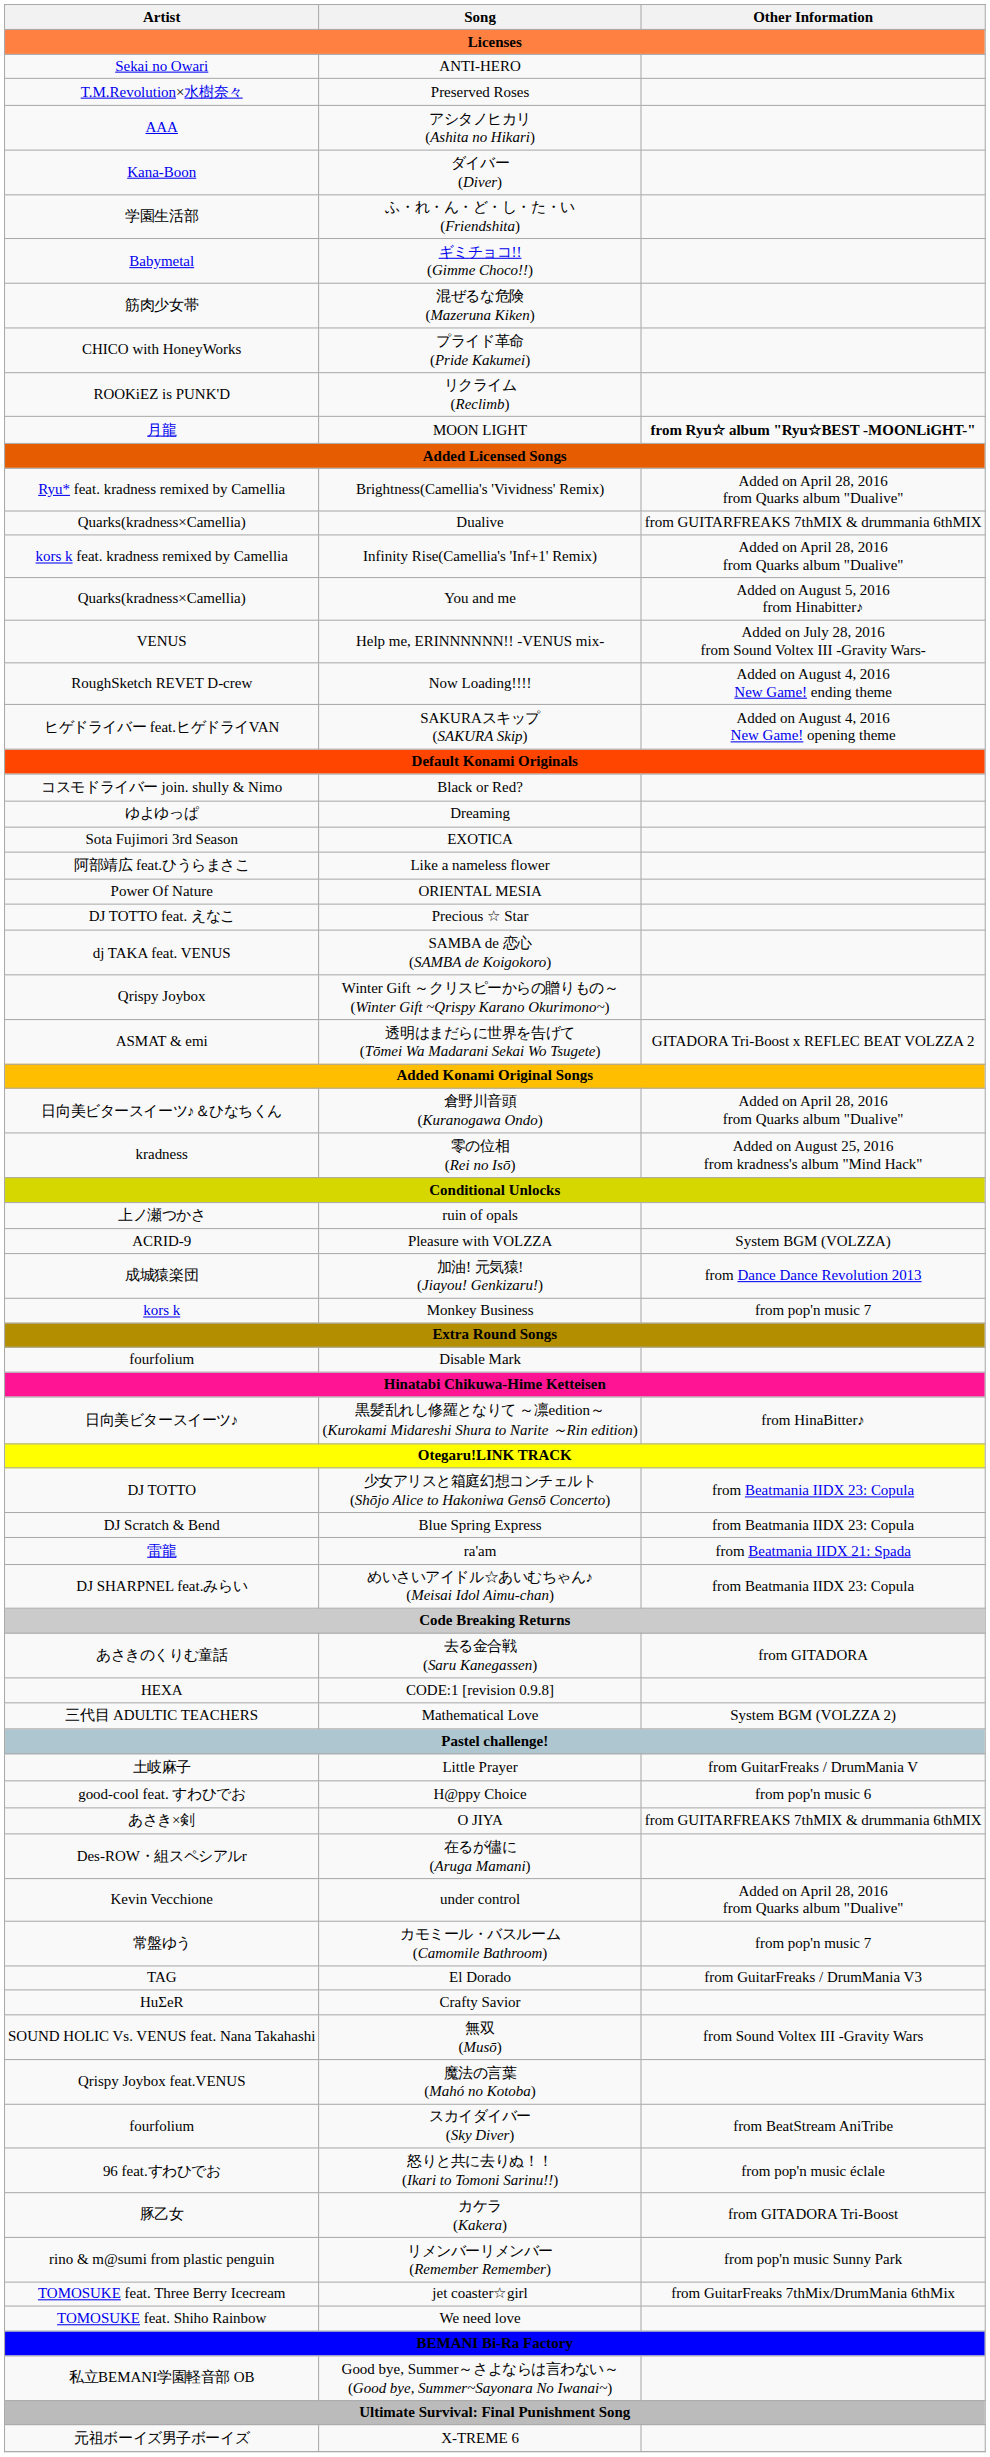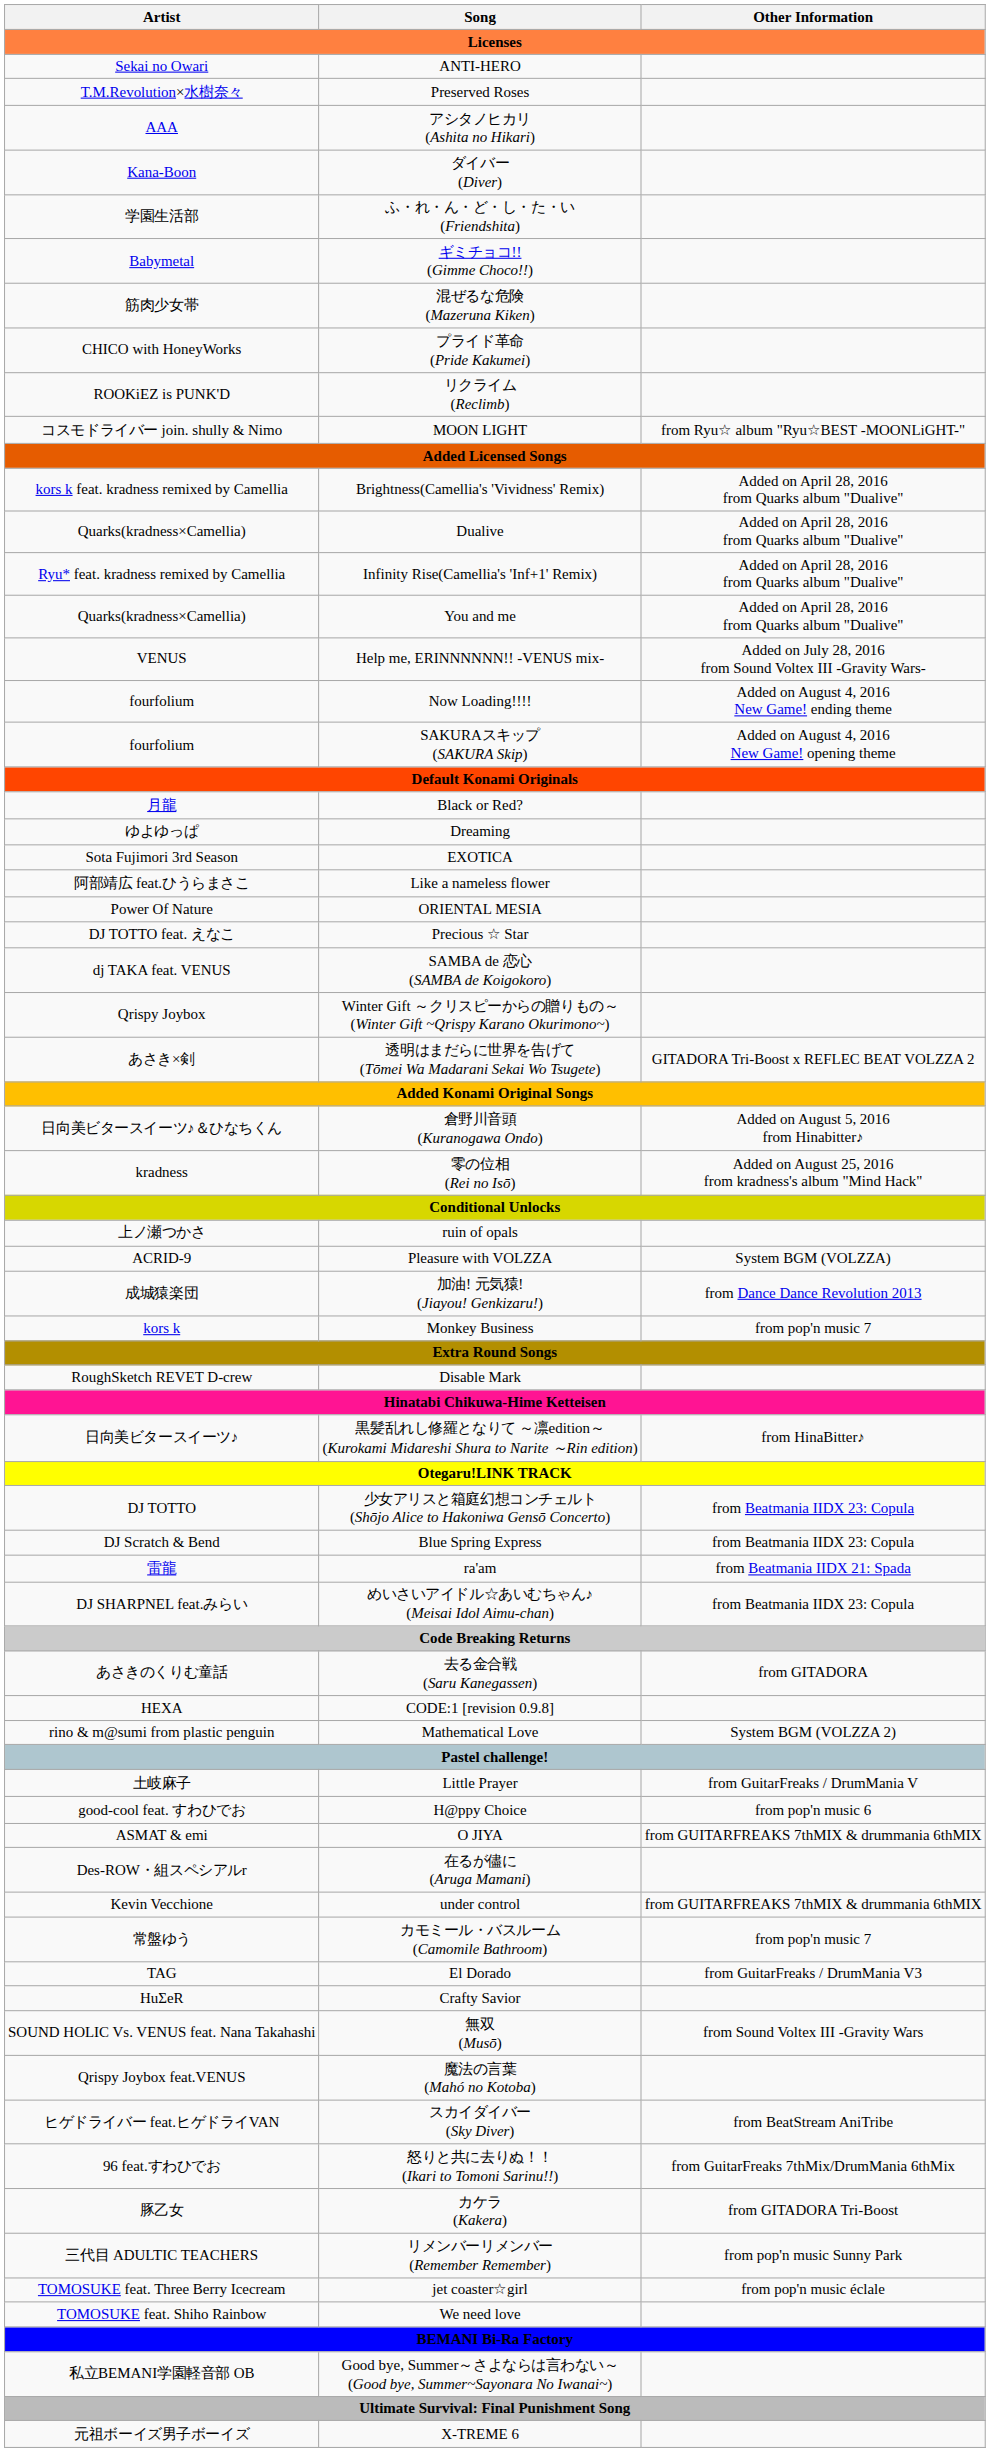(162, 430) 月龍 -> (162, 430) コスモドライバー join. shully & Nimo
(813, 430) bold -> (813, 430) normal
(162, 489) Ryu* feat. kradness remixed by Camellia -> (162, 489) kors k feat. kradness remixed by Camellia
(813, 523) from GUITARFREAKS 7thMIX & drummania 6thMIX -> (813, 532) Added on April 28, 2016 from Quarks album "Dualive"
(162, 556) kors k feat. kradness remixed by Camellia -> (162, 574) Ryu* feat. kradness remixed by Camellia
(813, 599) Added on August 5, 2016 from Hinabitter♪ -> (813, 616) Added on April 28, 2016 from Quarks album "Dualive"
(162, 683) RoughSketch REVET D-crew -> (162, 701) fourfolium
(162, 727) ヒゲドライバー feat.ヒゲドライVAN -> (162, 744) fourfolium
(162, 787) コスモドライバー join. shully & Nimo -> (162, 805) 月龍
(162, 1041) ASMAT & emi -> (162, 1059) あさき×剣
(813, 1111) Added on April 28, 2016 from Quarks album "Dualive" -> (813, 1128) Added on August 5, 2016 from Hinabitter♪
(162, 1360) fourfolium -> (162, 1377) RoughSketch REVET D-crew
(162, 1716) 三代目 ADULTIC TEACHERS -> (162, 1732) rino & m@sumi from plastic penguin
(162, 1821) あさき×剣 -> (162, 1835) ASMAT & emi
(813, 1900) Added on April 28, 2016 from Quarks album "Dualive" -> (813, 1904) from GUITARFREAKS 7thMIX & drummania 6thMIX
(162, 2126) fourfolium -> (162, 2122) ヒゲドライバー feat.ヒゲドライVAN
(813, 2170) from pop'n music éclale -> (813, 2166) from GuitarFreaks 7thMix/DrumMania 6thMix
(162, 2259) rino & m@sumi from plastic penguin -> (162, 2255) 三代目 ADULTIC TEACHERS
(813, 2294) from GuitarFreaks 7thMix/DrumMania 6thMix -> (813, 2290) from pop'n music éclale
